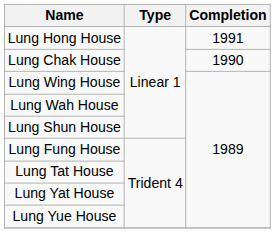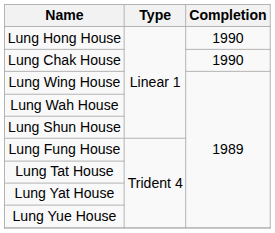(228, 37) 1991 -> (228, 37) 1990
